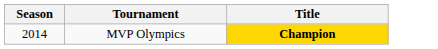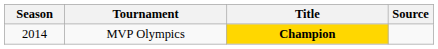+ column: (411, 14)
